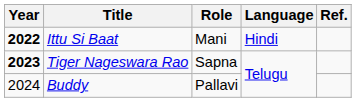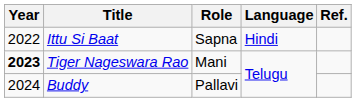(24, 39) bold -> (24, 39) normal
(211, 39) Mani -> (216, 39) Sapna
(216, 62) Sapna -> (211, 62) Mani
